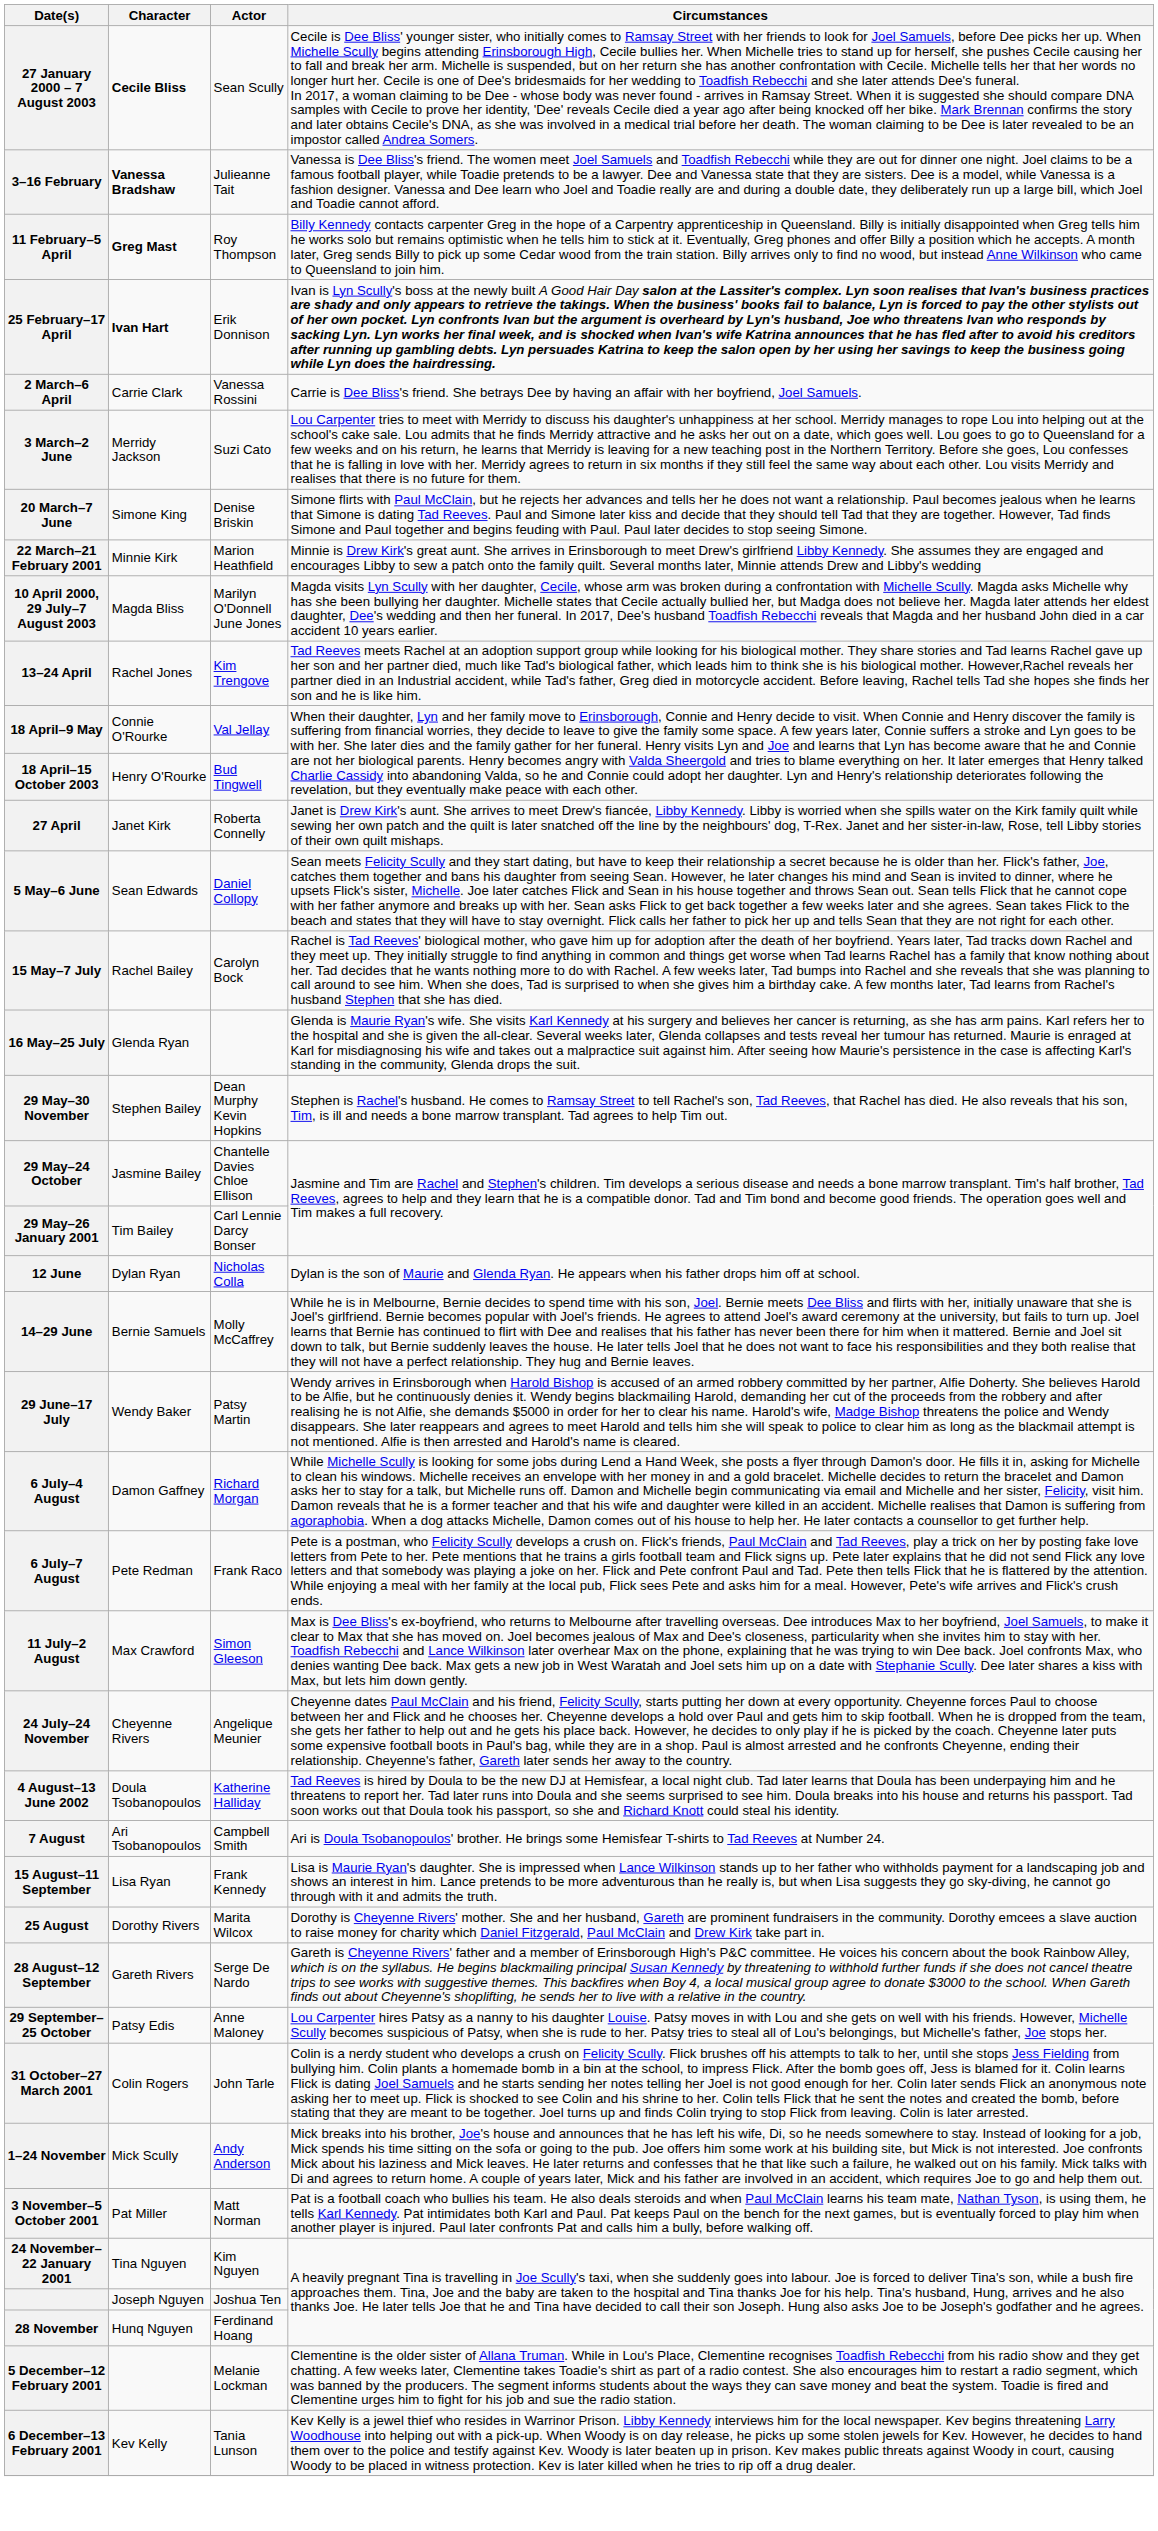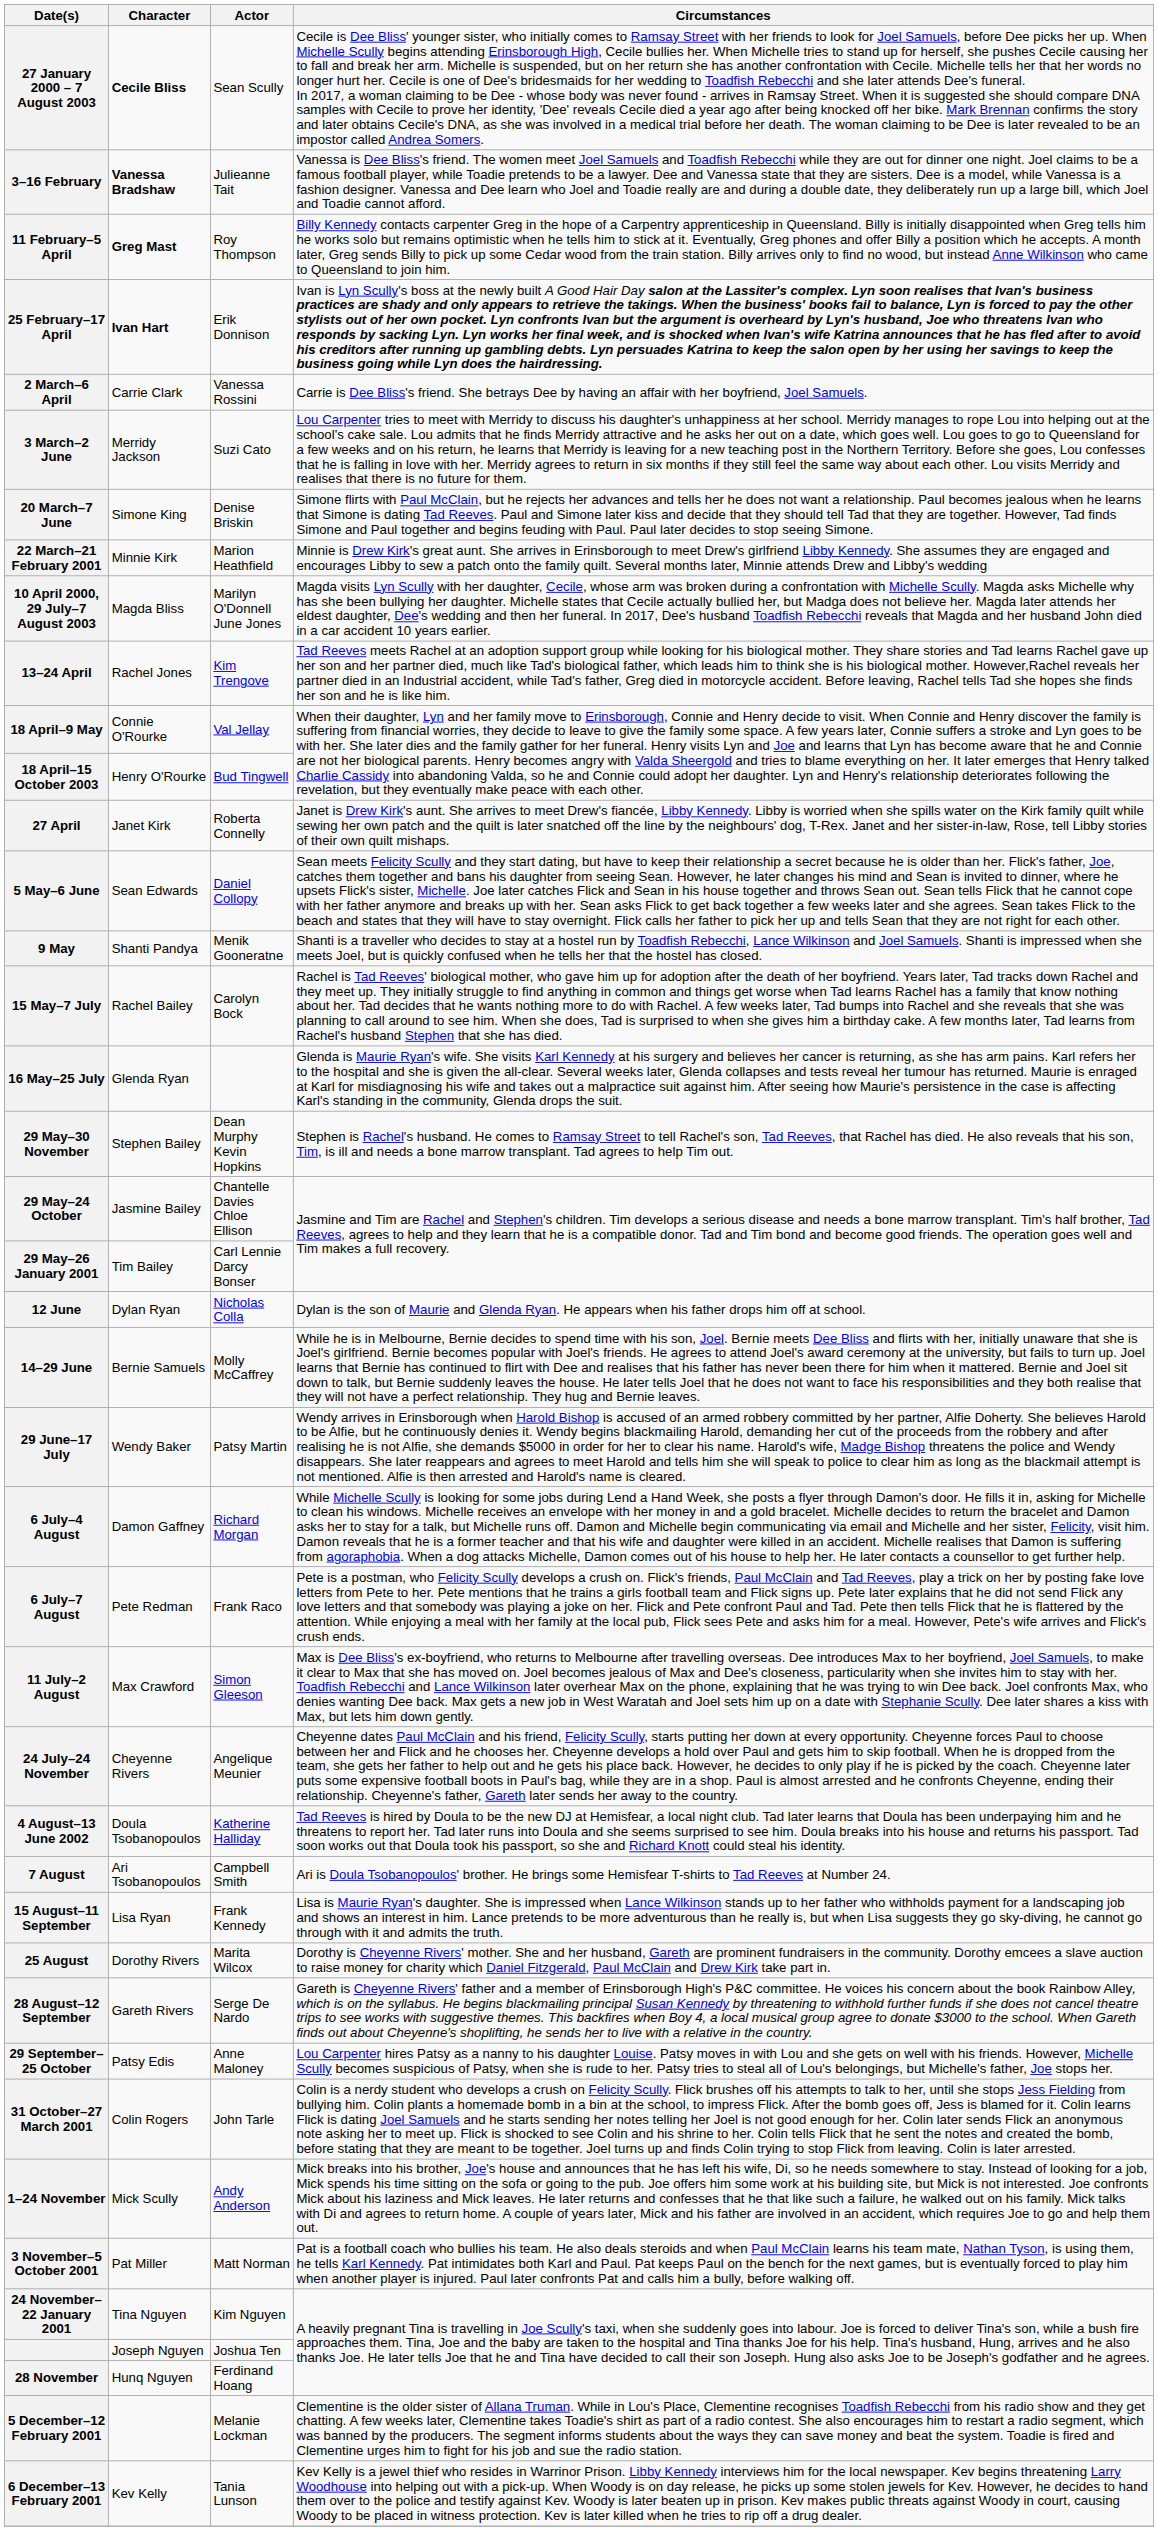+ row: (57, 949)
